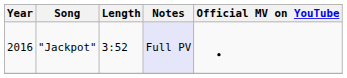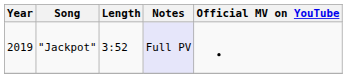(20, 48) 2016 -> (20, 48) 2019
